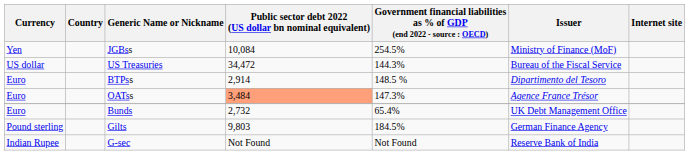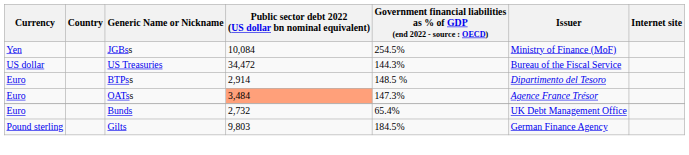- row: (119, 142)
